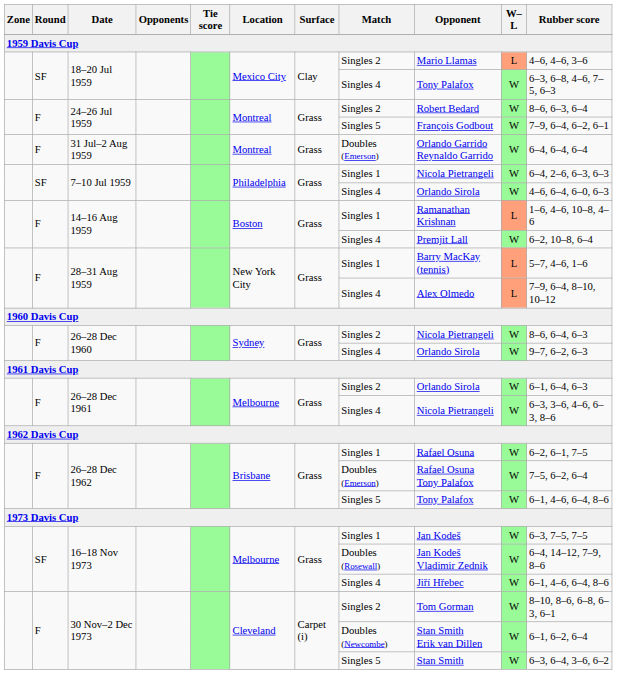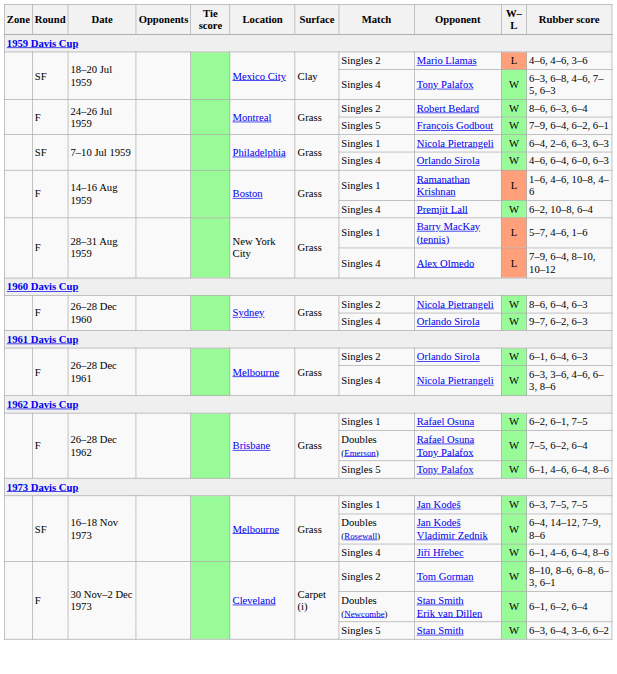- row: (38, 150)
